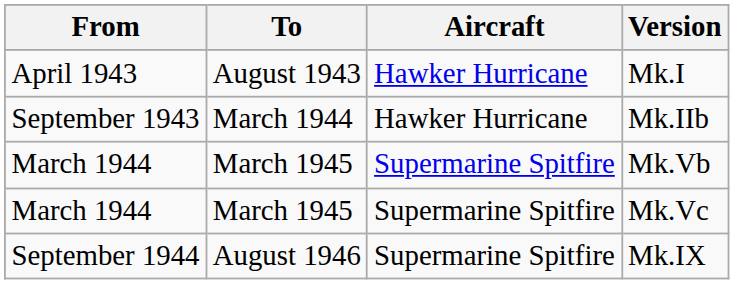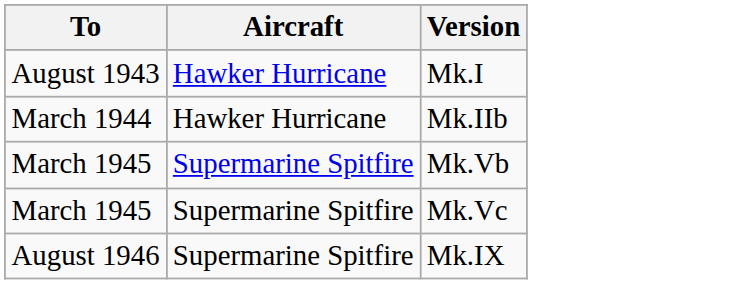- column: (106, 27)
